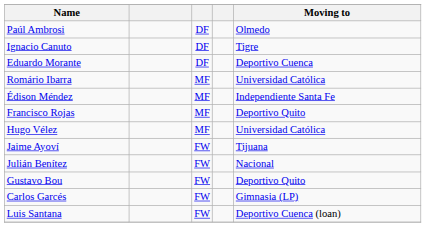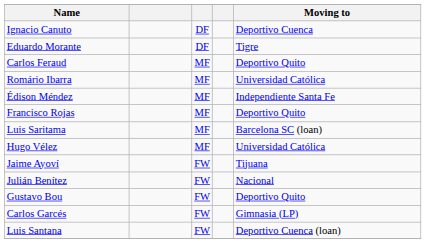- row: (36, 29)
(247, 46) Tigre -> (274, 29) Deportivo Cuenca
(274, 63) Deportivo Cuenca -> (247, 46) Tigre
+ row: (37, 63)
+ row: (36, 130)
